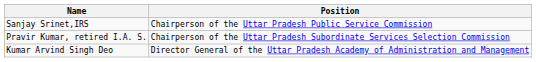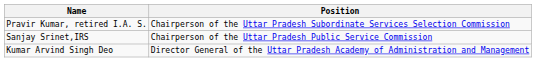rows swapped: (47, 24) <-> (77, 37)
